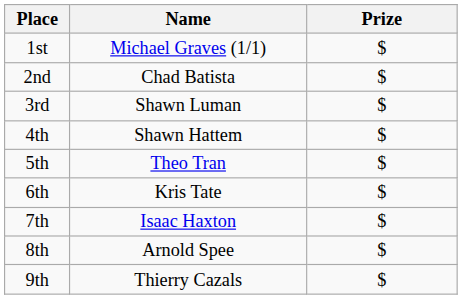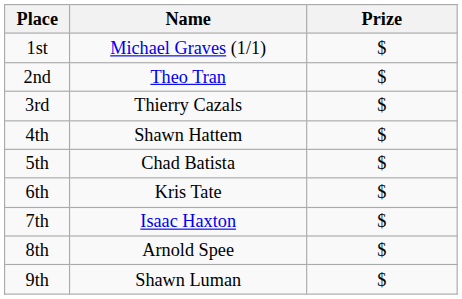(188, 76) Chad Batista -> (188, 76) Theo Tran
(188, 105) Shawn Luman -> (188, 105) Thierry Cazals
(188, 163) Theo Tran -> (188, 163) Chad Batista
(188, 279) Thierry Cazals -> (188, 279) Shawn Luman
